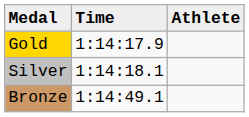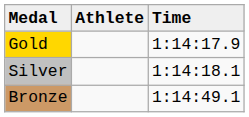columns swapped: (206, 18) <-> (95, 18)
